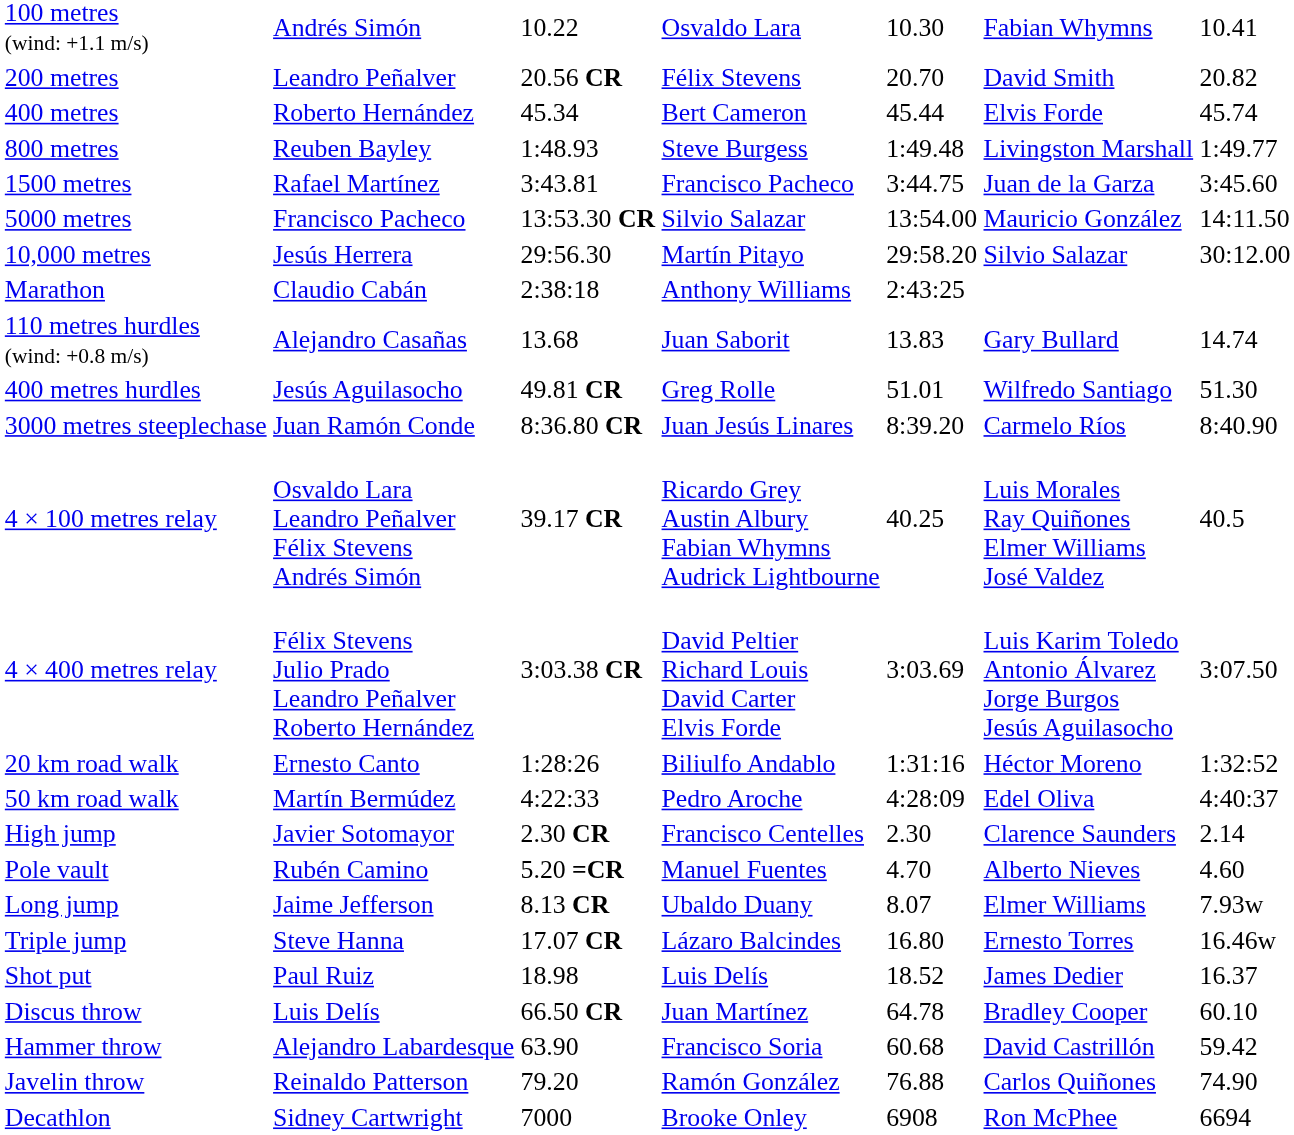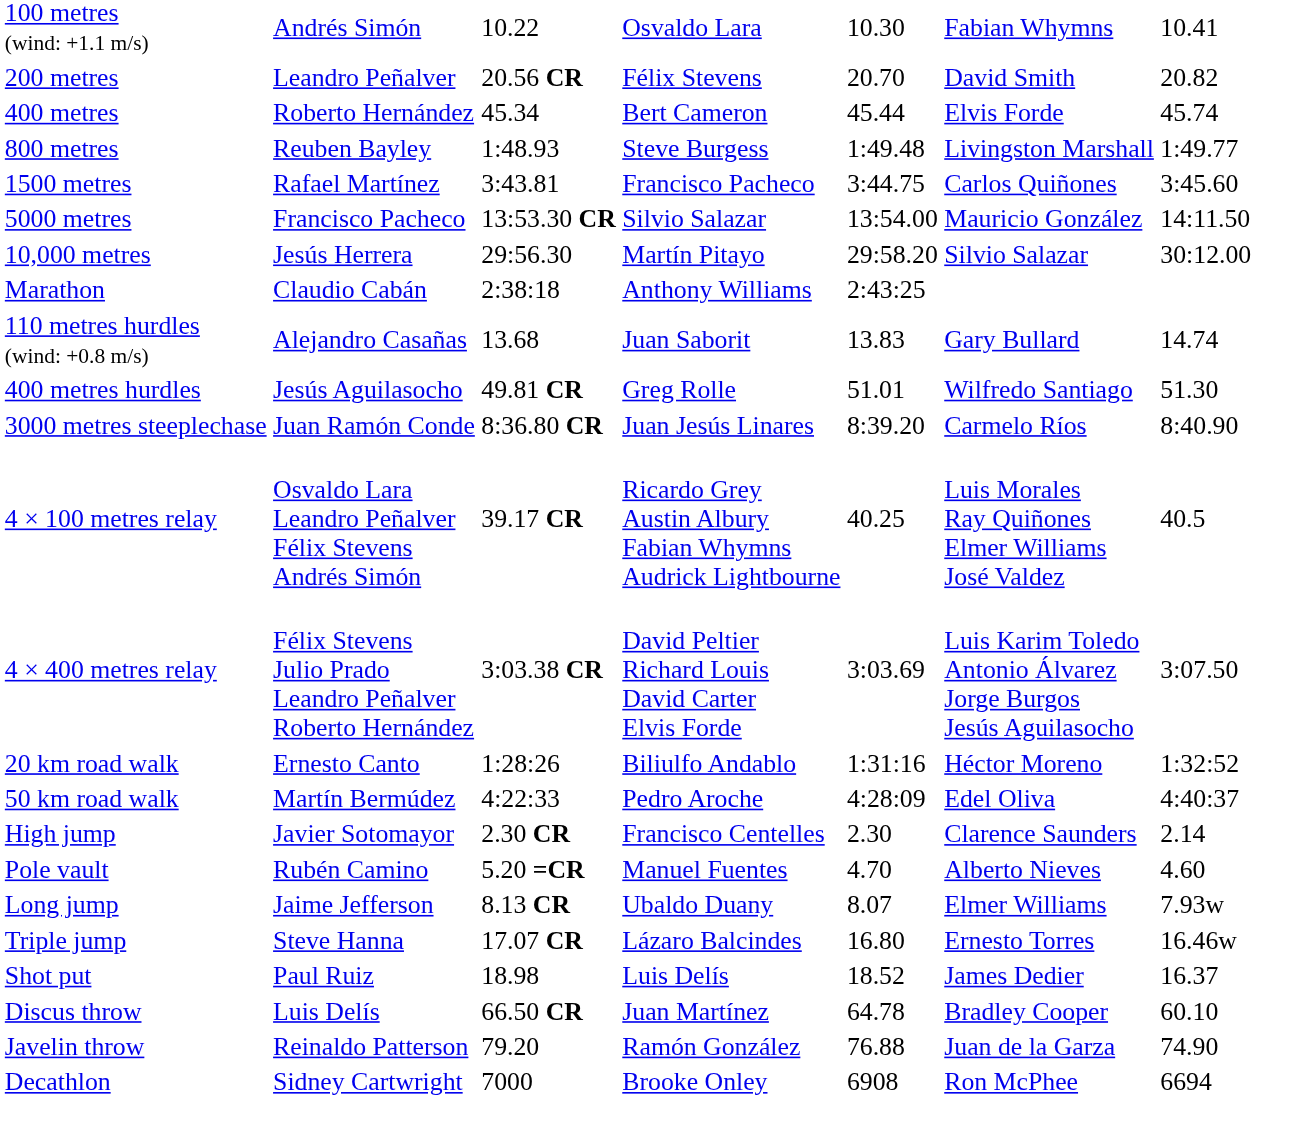(1069, 183) Juan de la Garza -> (1030, 183) Carlos Quiñones
- row: (83, 1046)
(1070, 1082) Carlos Quiñones -> (1030, 1046) Juan de la Garza
